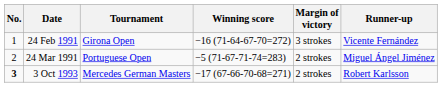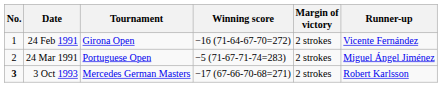(313, 41) 3 strokes -> (313, 41) 2 strokes
